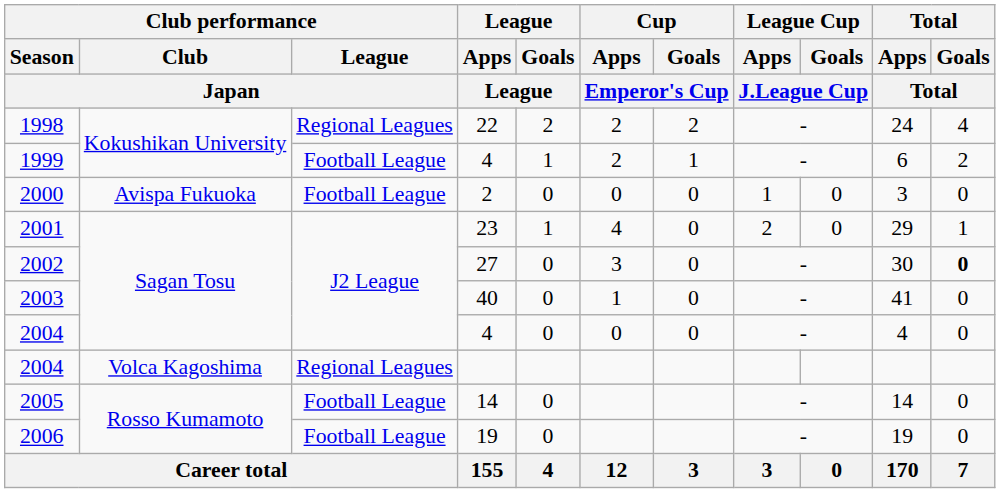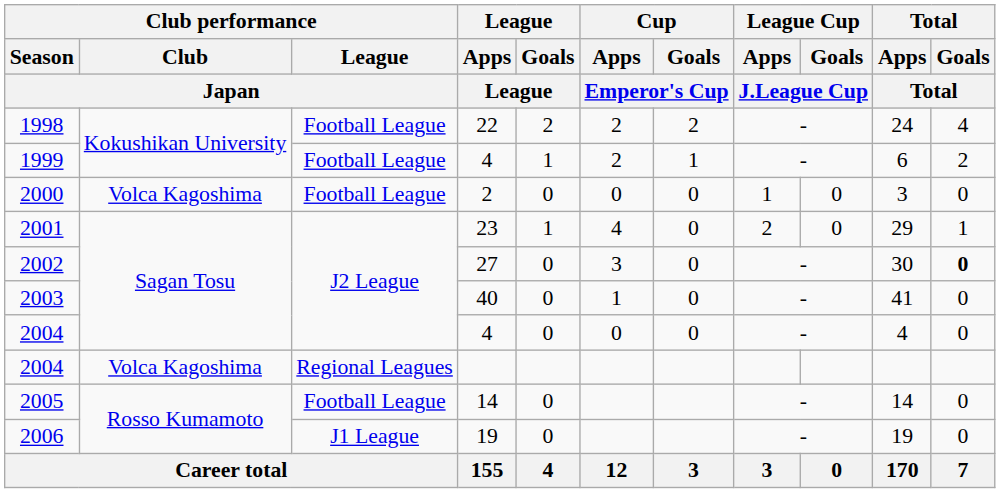(375, 125) Regional Leagues -> (375, 125) Football League
(185, 194) Avispa Fukuoka -> (185, 194) Volca Kagoshima
(375, 435) Football League -> (375, 435) J1 League
